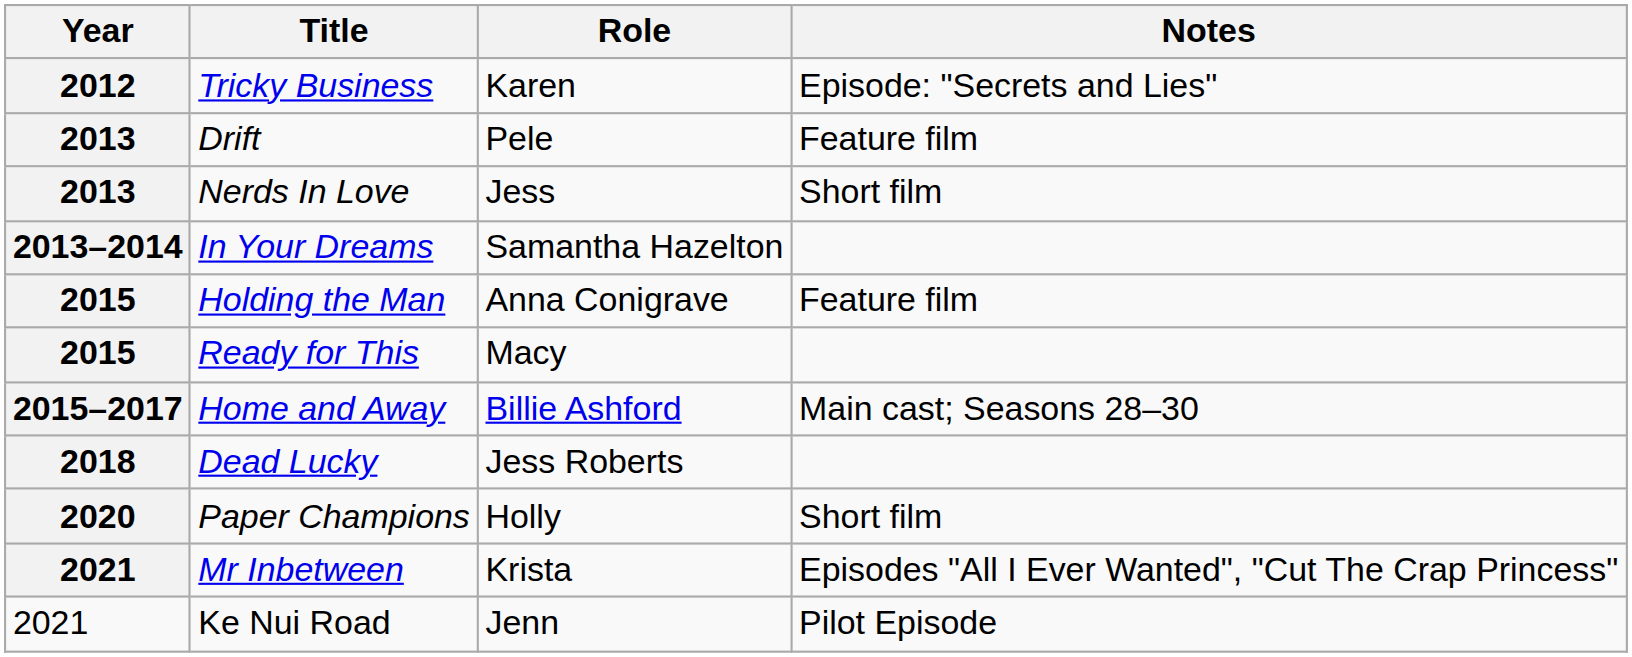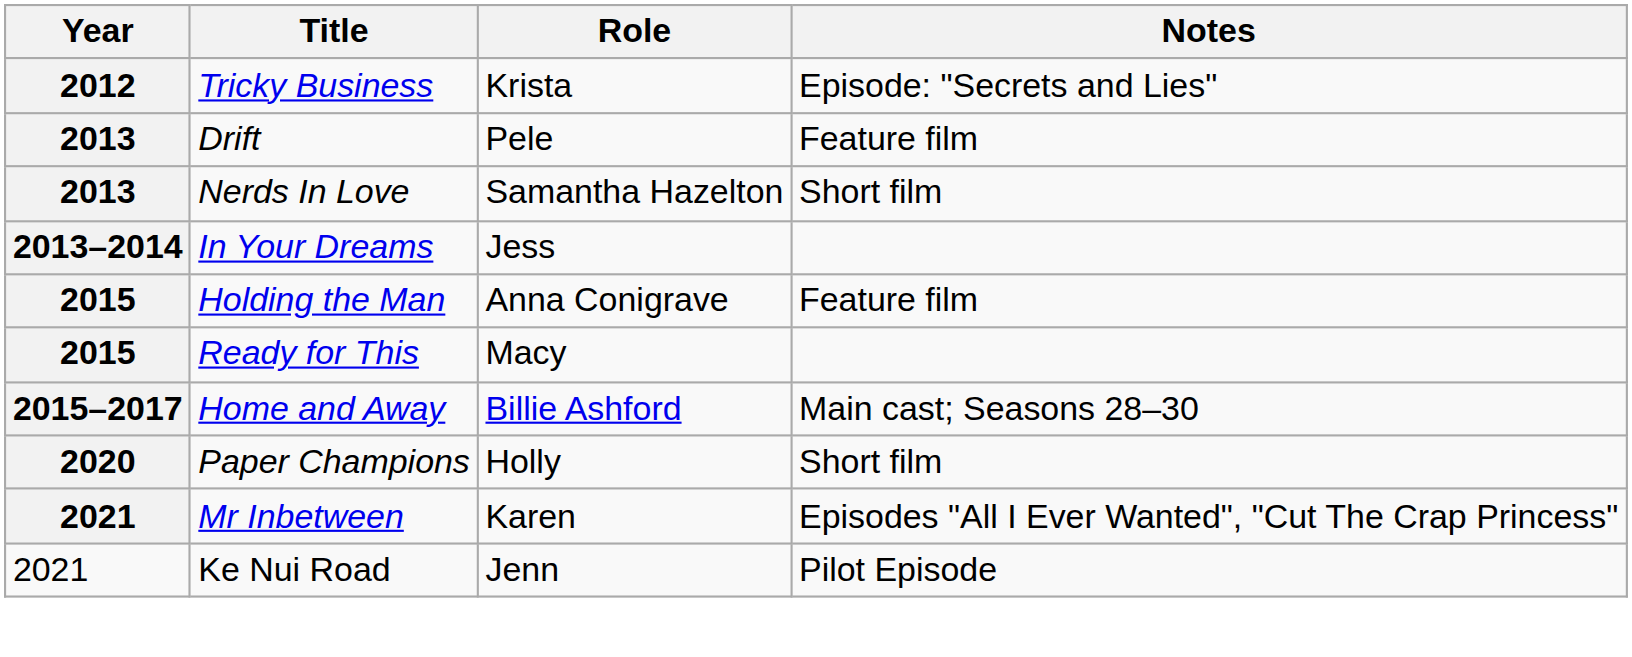(531, 85) Karen -> (529, 85) Krista
(520, 192) Jess -> (634, 192) Samantha Hazelton
(634, 246) Samantha Hazelton -> (520, 246) Jess
- row: (288, 461)
(529, 569) Krista -> (531, 515) Karen
